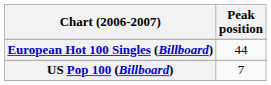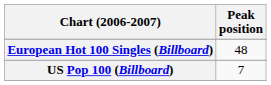(241, 49) 44 -> (241, 49) 48
